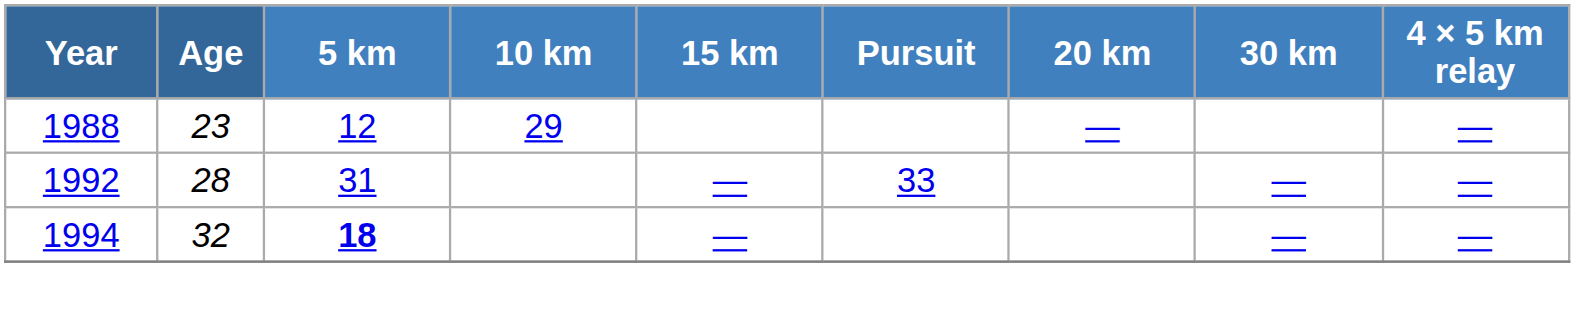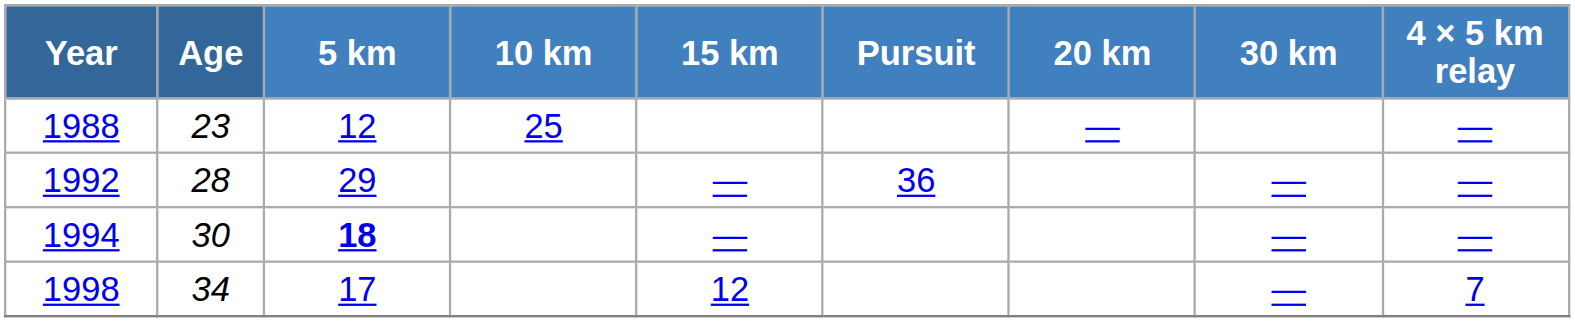(544, 126) 29 -> (544, 126) 25
(357, 180) 31 -> (357, 180) 29
(916, 180) 33 -> (916, 180) 36
(211, 235) 32 -> (211, 235) 30
+ row: (81, 290)
